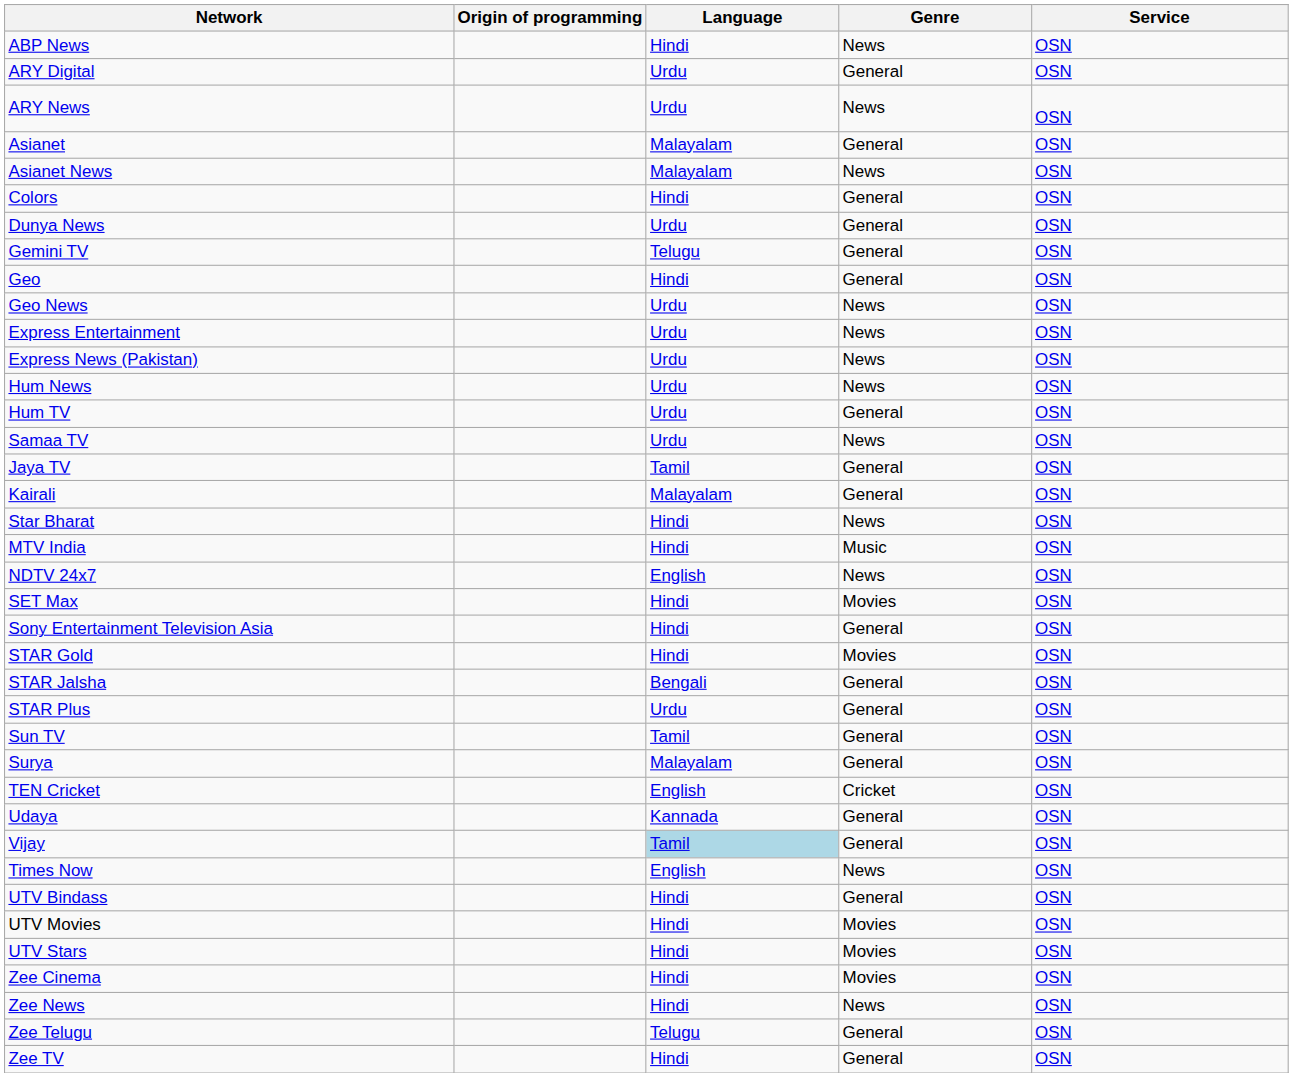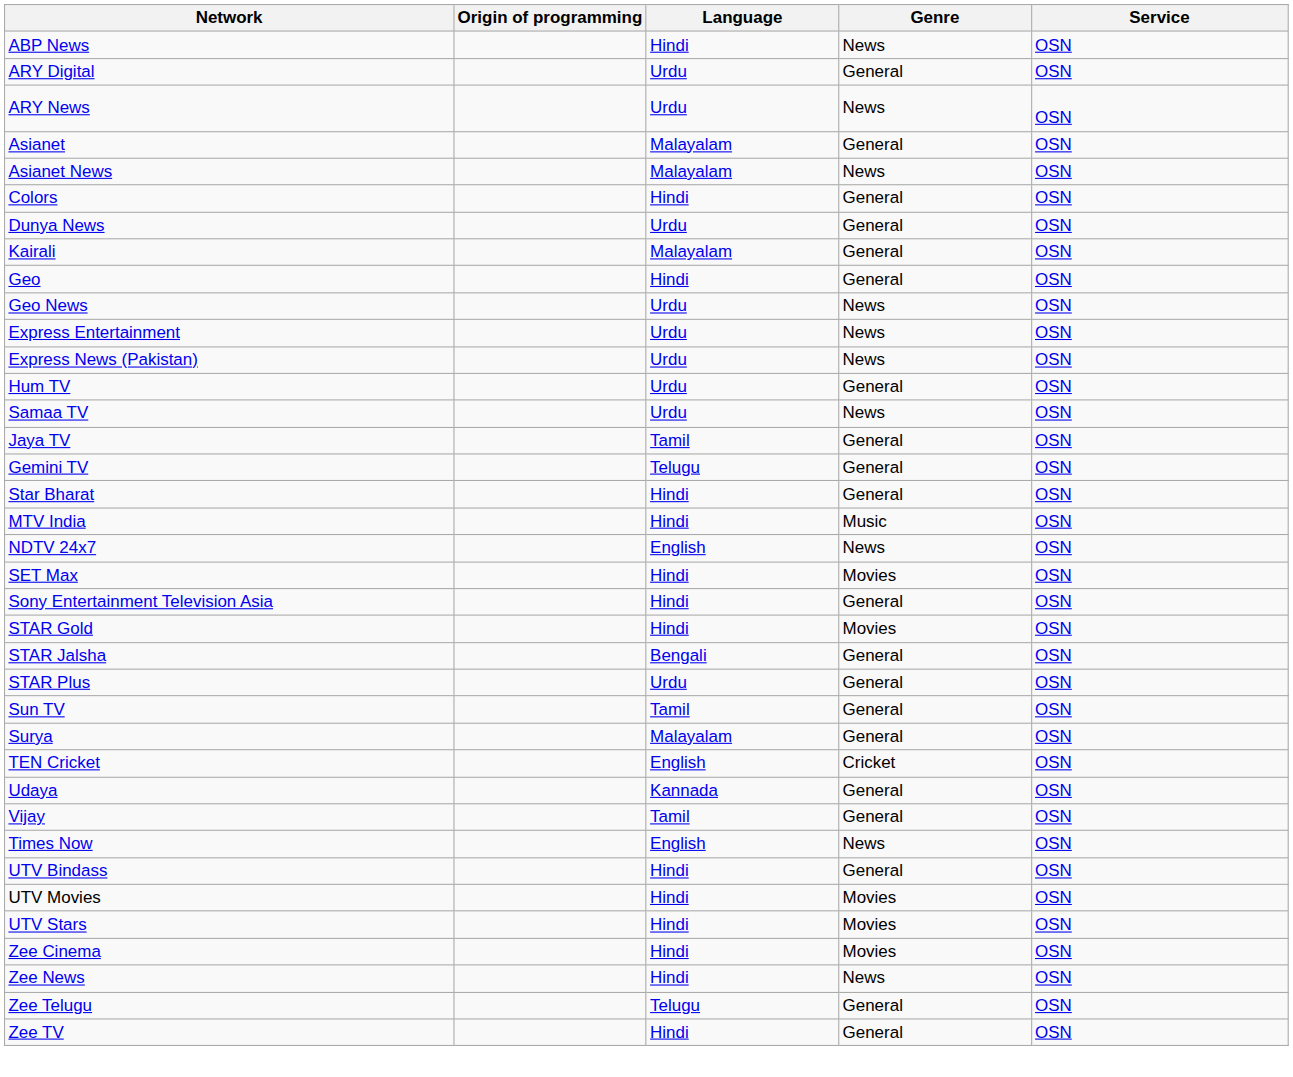rows swapped: (48, 252) <-> (32, 494)
- row: (50, 386)
(864, 521) News -> (873, 494) General
(670, 843) lightblue background -> (670, 817) no background
